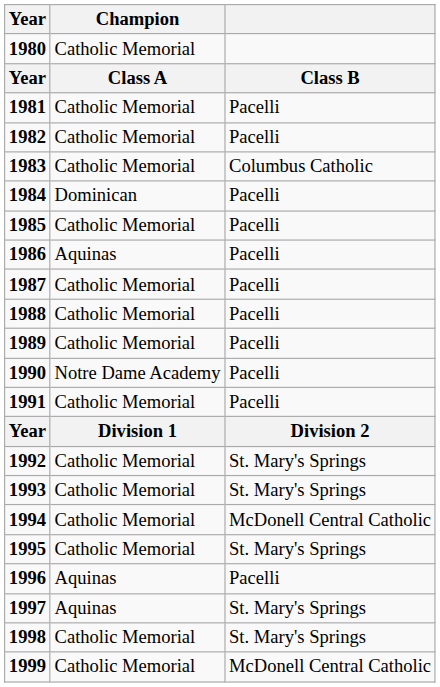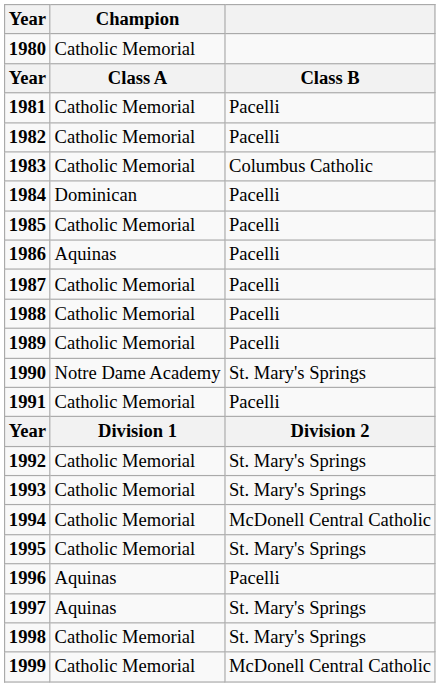(254, 372) Pacelli -> (297, 372) St. Mary's Springs
